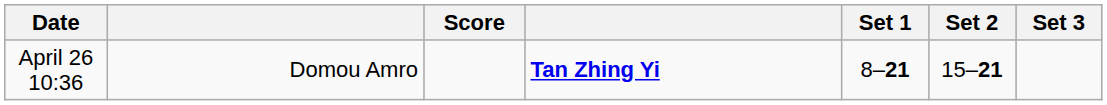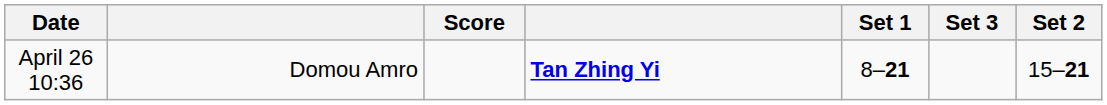columns swapped: (972, 23) <-> (1059, 23)
